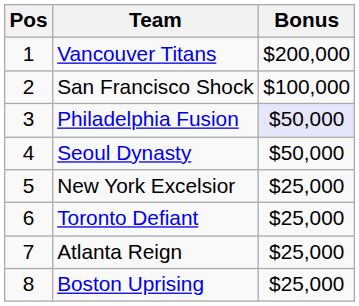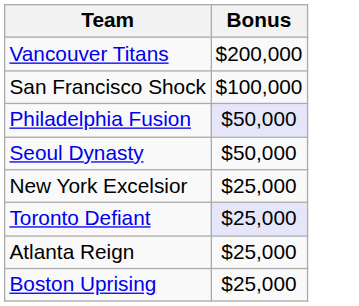- column: (29, 20)
(307, 218) no background -> (259, 218) lavender background
